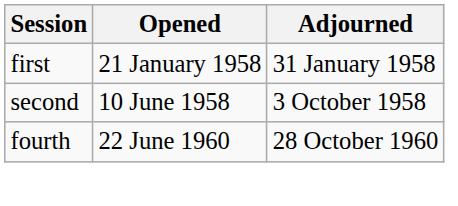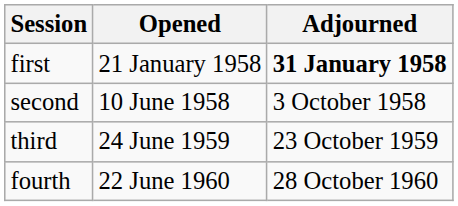(354, 63) normal -> (360, 63) bold
+ row: (34, 141)
